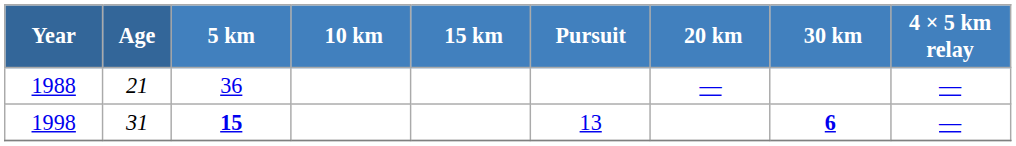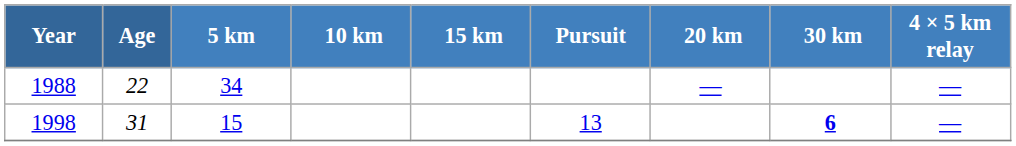(137, 85) 21 -> (137, 85) 22
(231, 85) 36 -> (231, 85) 34
(231, 122) bold -> (231, 122) normal
